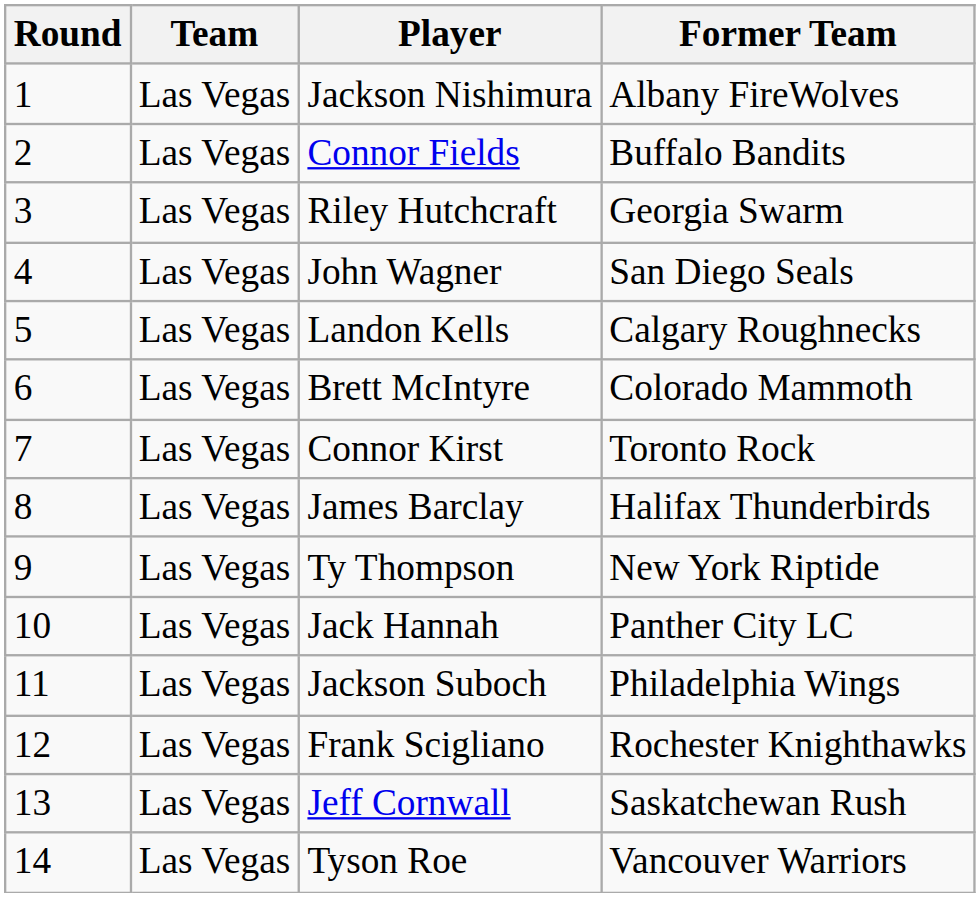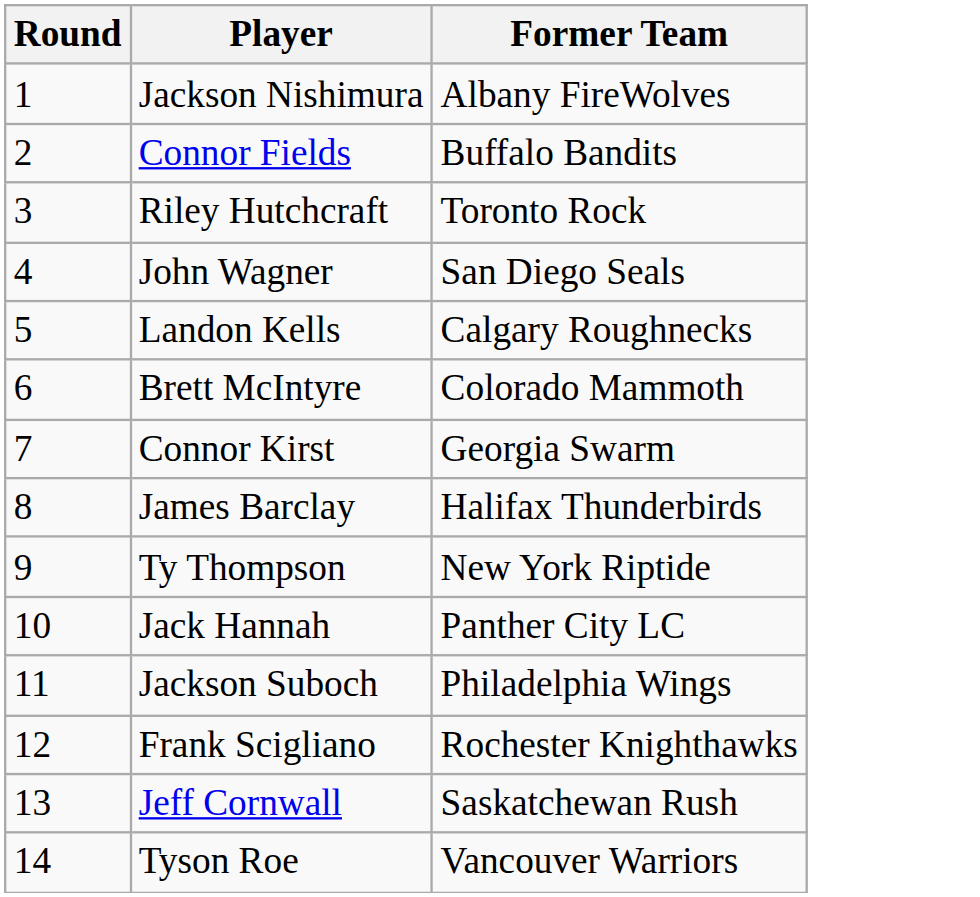- column: (214, 34)
(727, 211) Georgia Swarm -> (543, 211) Toronto Rock
(712, 447) Toronto Rock -> (558, 447) Georgia Swarm
